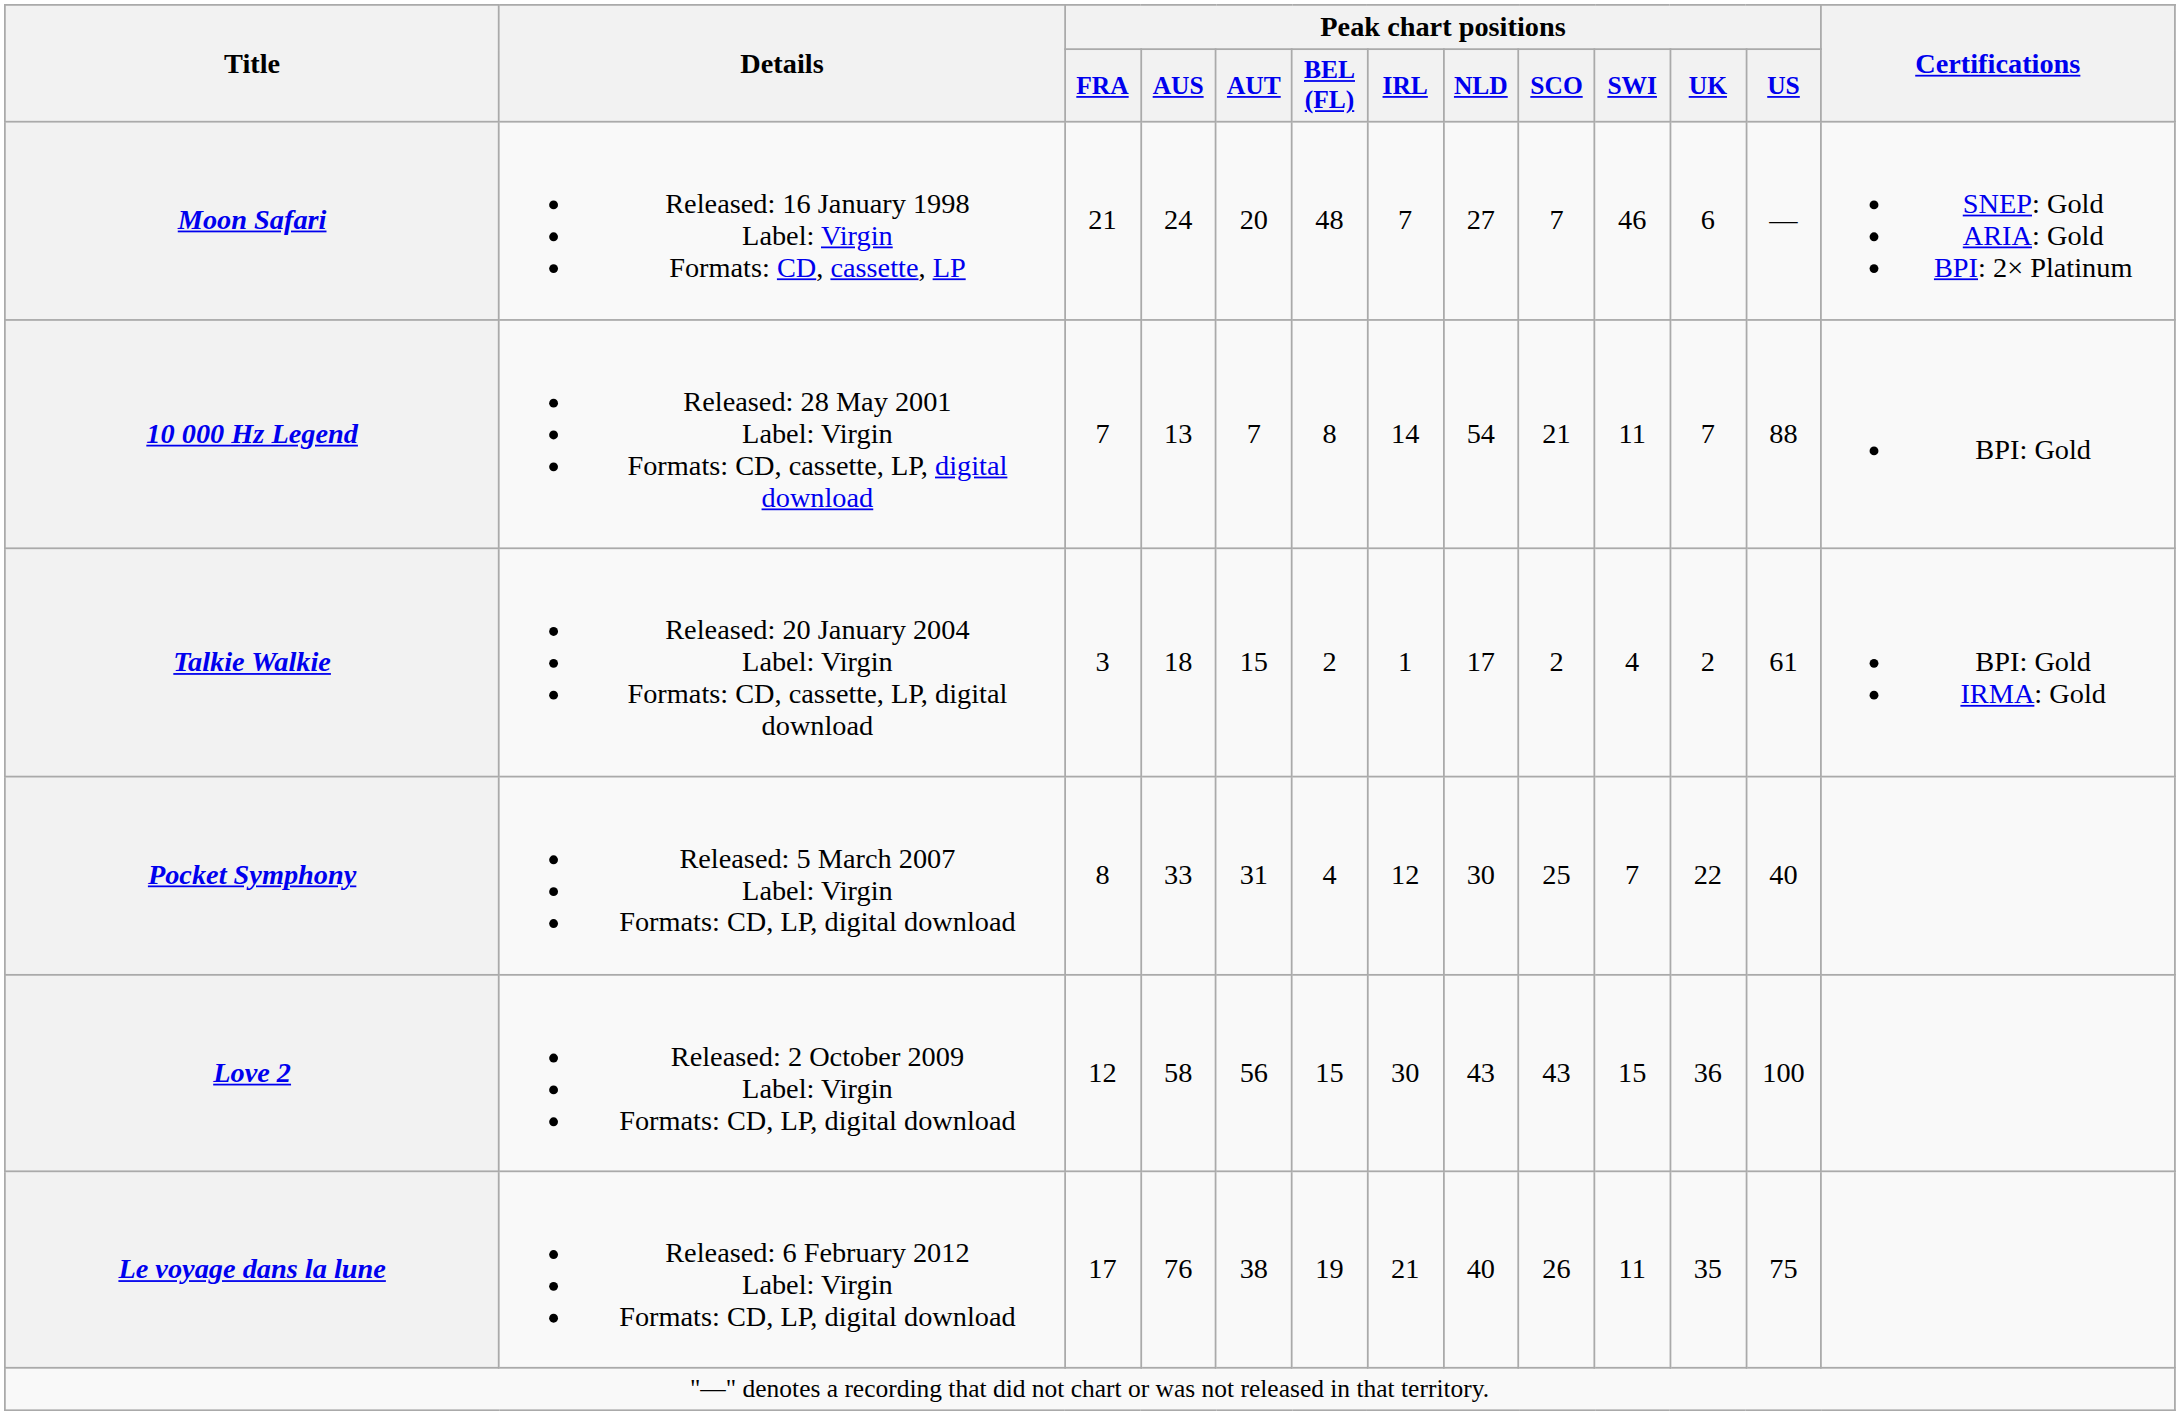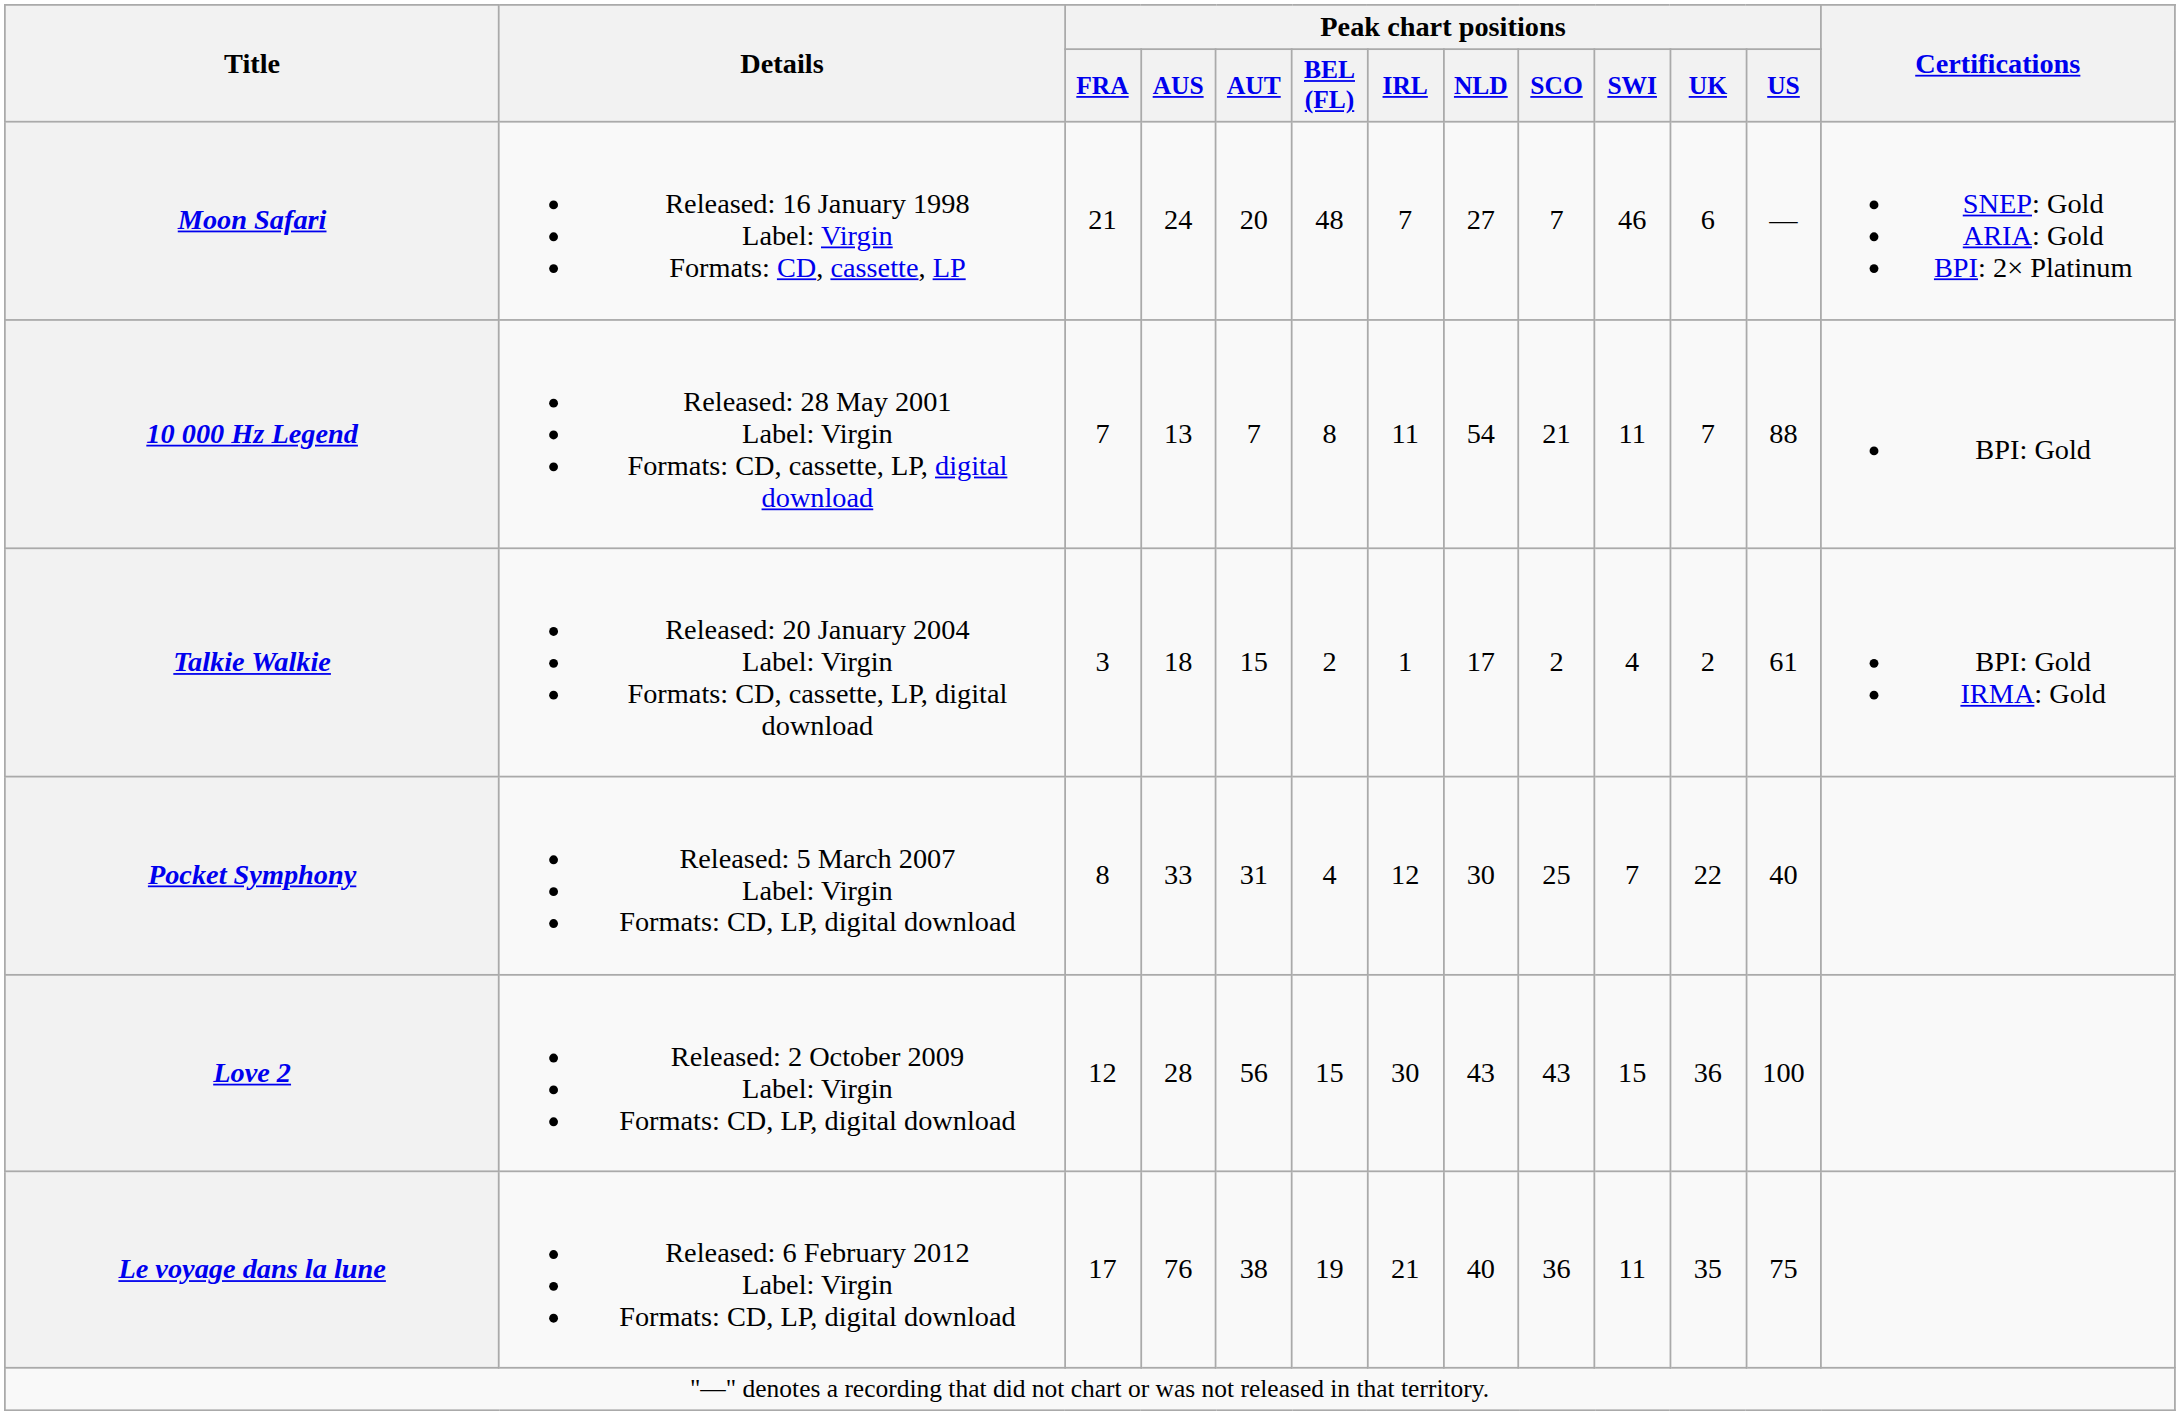(1405, 433) 14 -> (1405, 433) 11
(1178, 1072) 58 -> (1178, 1072) 28
(1557, 1269) 26 -> (1557, 1269) 36
